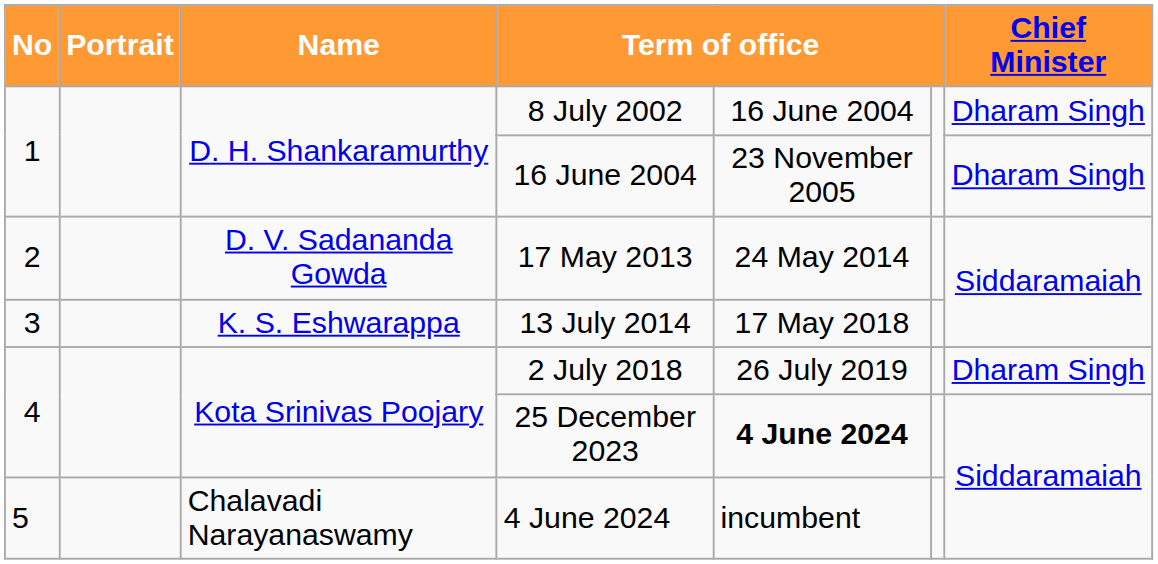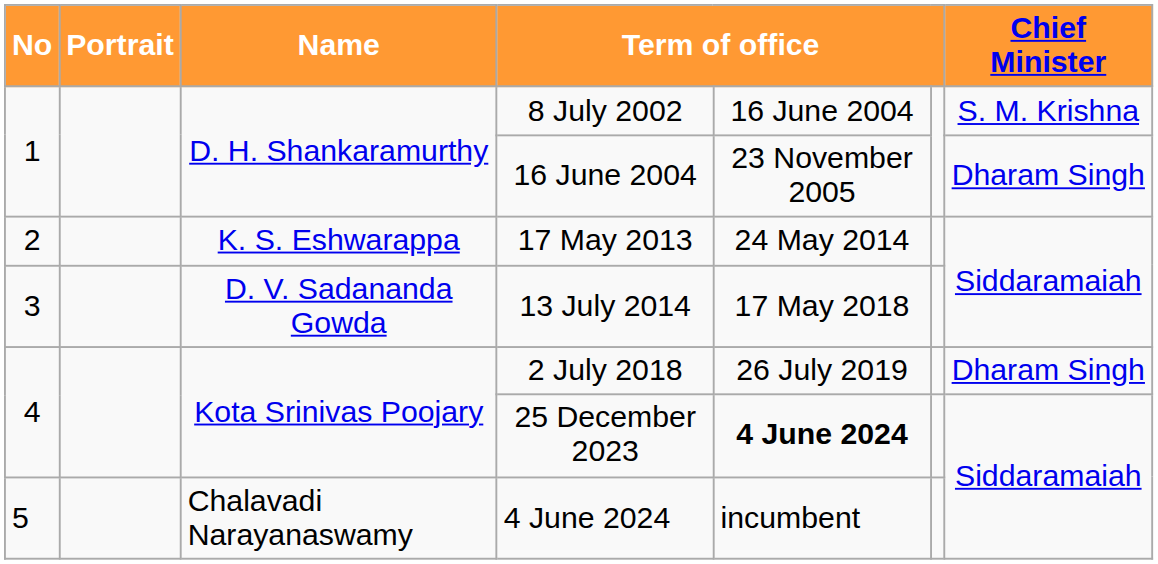(1048, 110) Dharam Singh -> (1048, 110) S. M. Krishna
(339, 257) D. V. Sadananda Gowda -> (339, 240) K. S. Eshwarappa
(339, 322) K. S. Eshwarappa -> (339, 305) D. V. Sadananda Gowda
